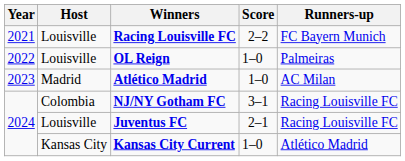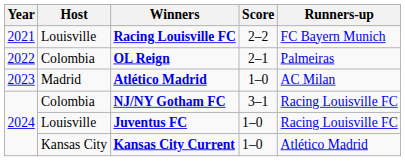(69, 58) Louisville -> (68, 58) Colombia
(252, 58) 1–0 -> (258, 58) 2–1
(258, 123) 2–1 -> (252, 123) 1–0
